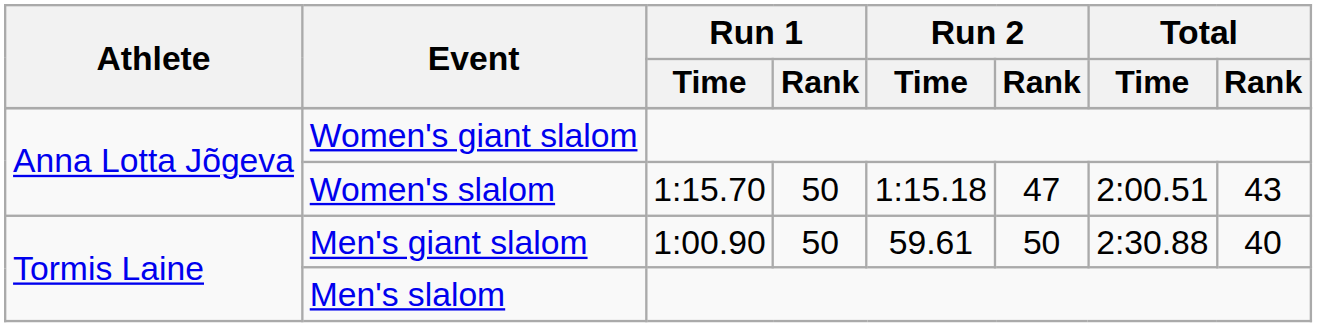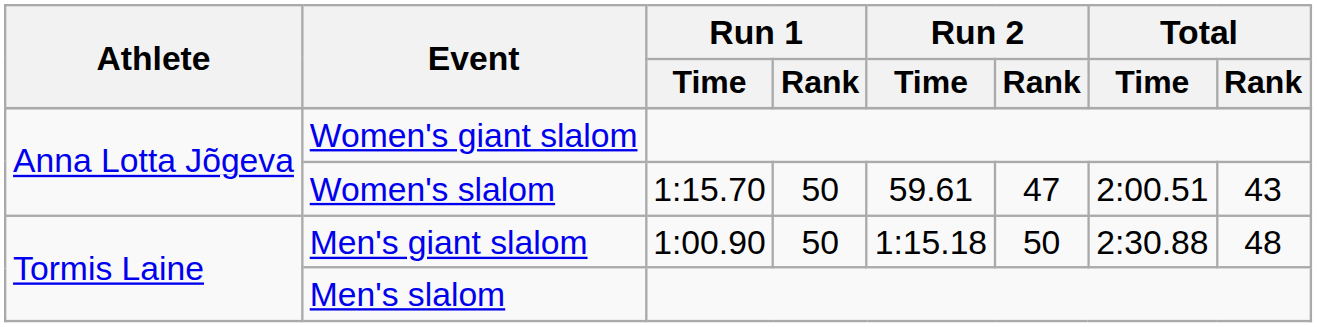(931, 189) 1:15.18 -> (931, 189) 59.61
(931, 242) 59.61 -> (931, 242) 1:15.18
(1263, 242) 40 -> (1263, 242) 48
